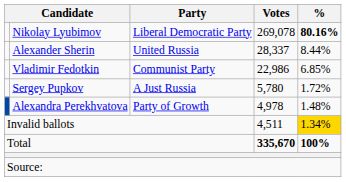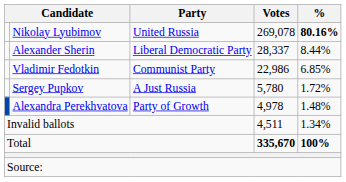(192, 32) Liberal Democratic Party -> (166, 32) United Russia
(166, 50) United Russia -> (192, 50) Liberal Democratic Party
(315, 124) gold background -> (315, 124) no background
